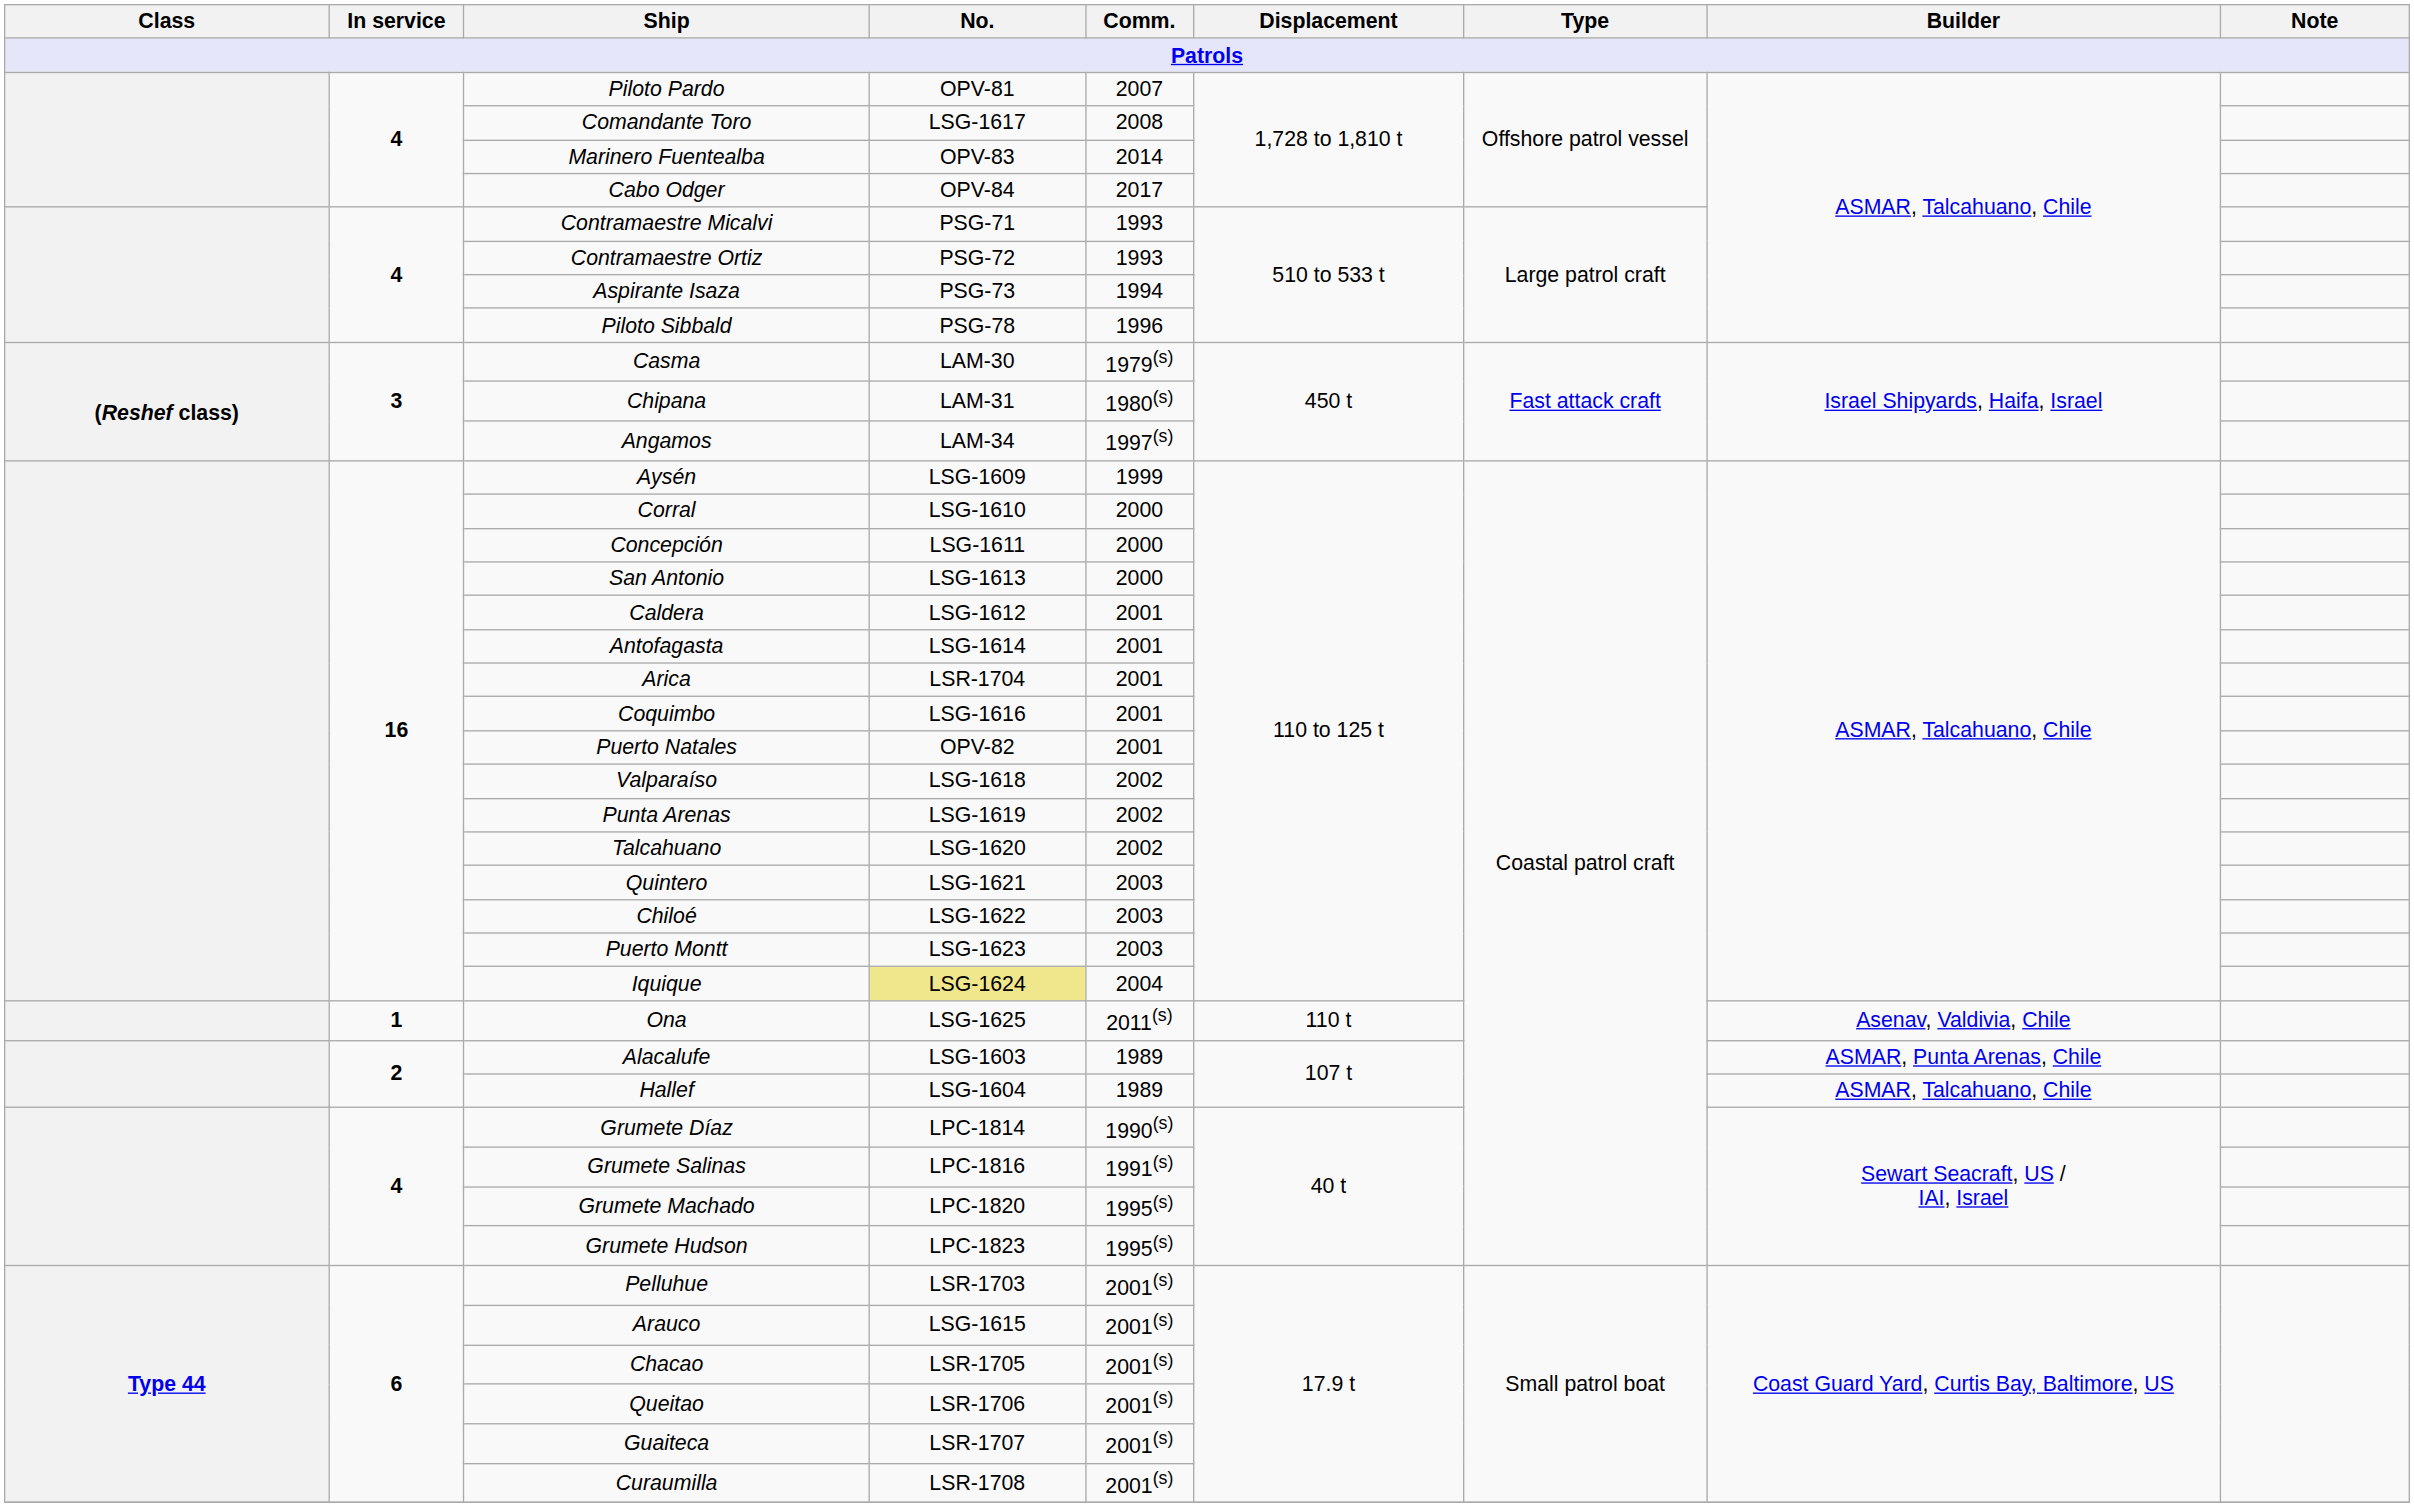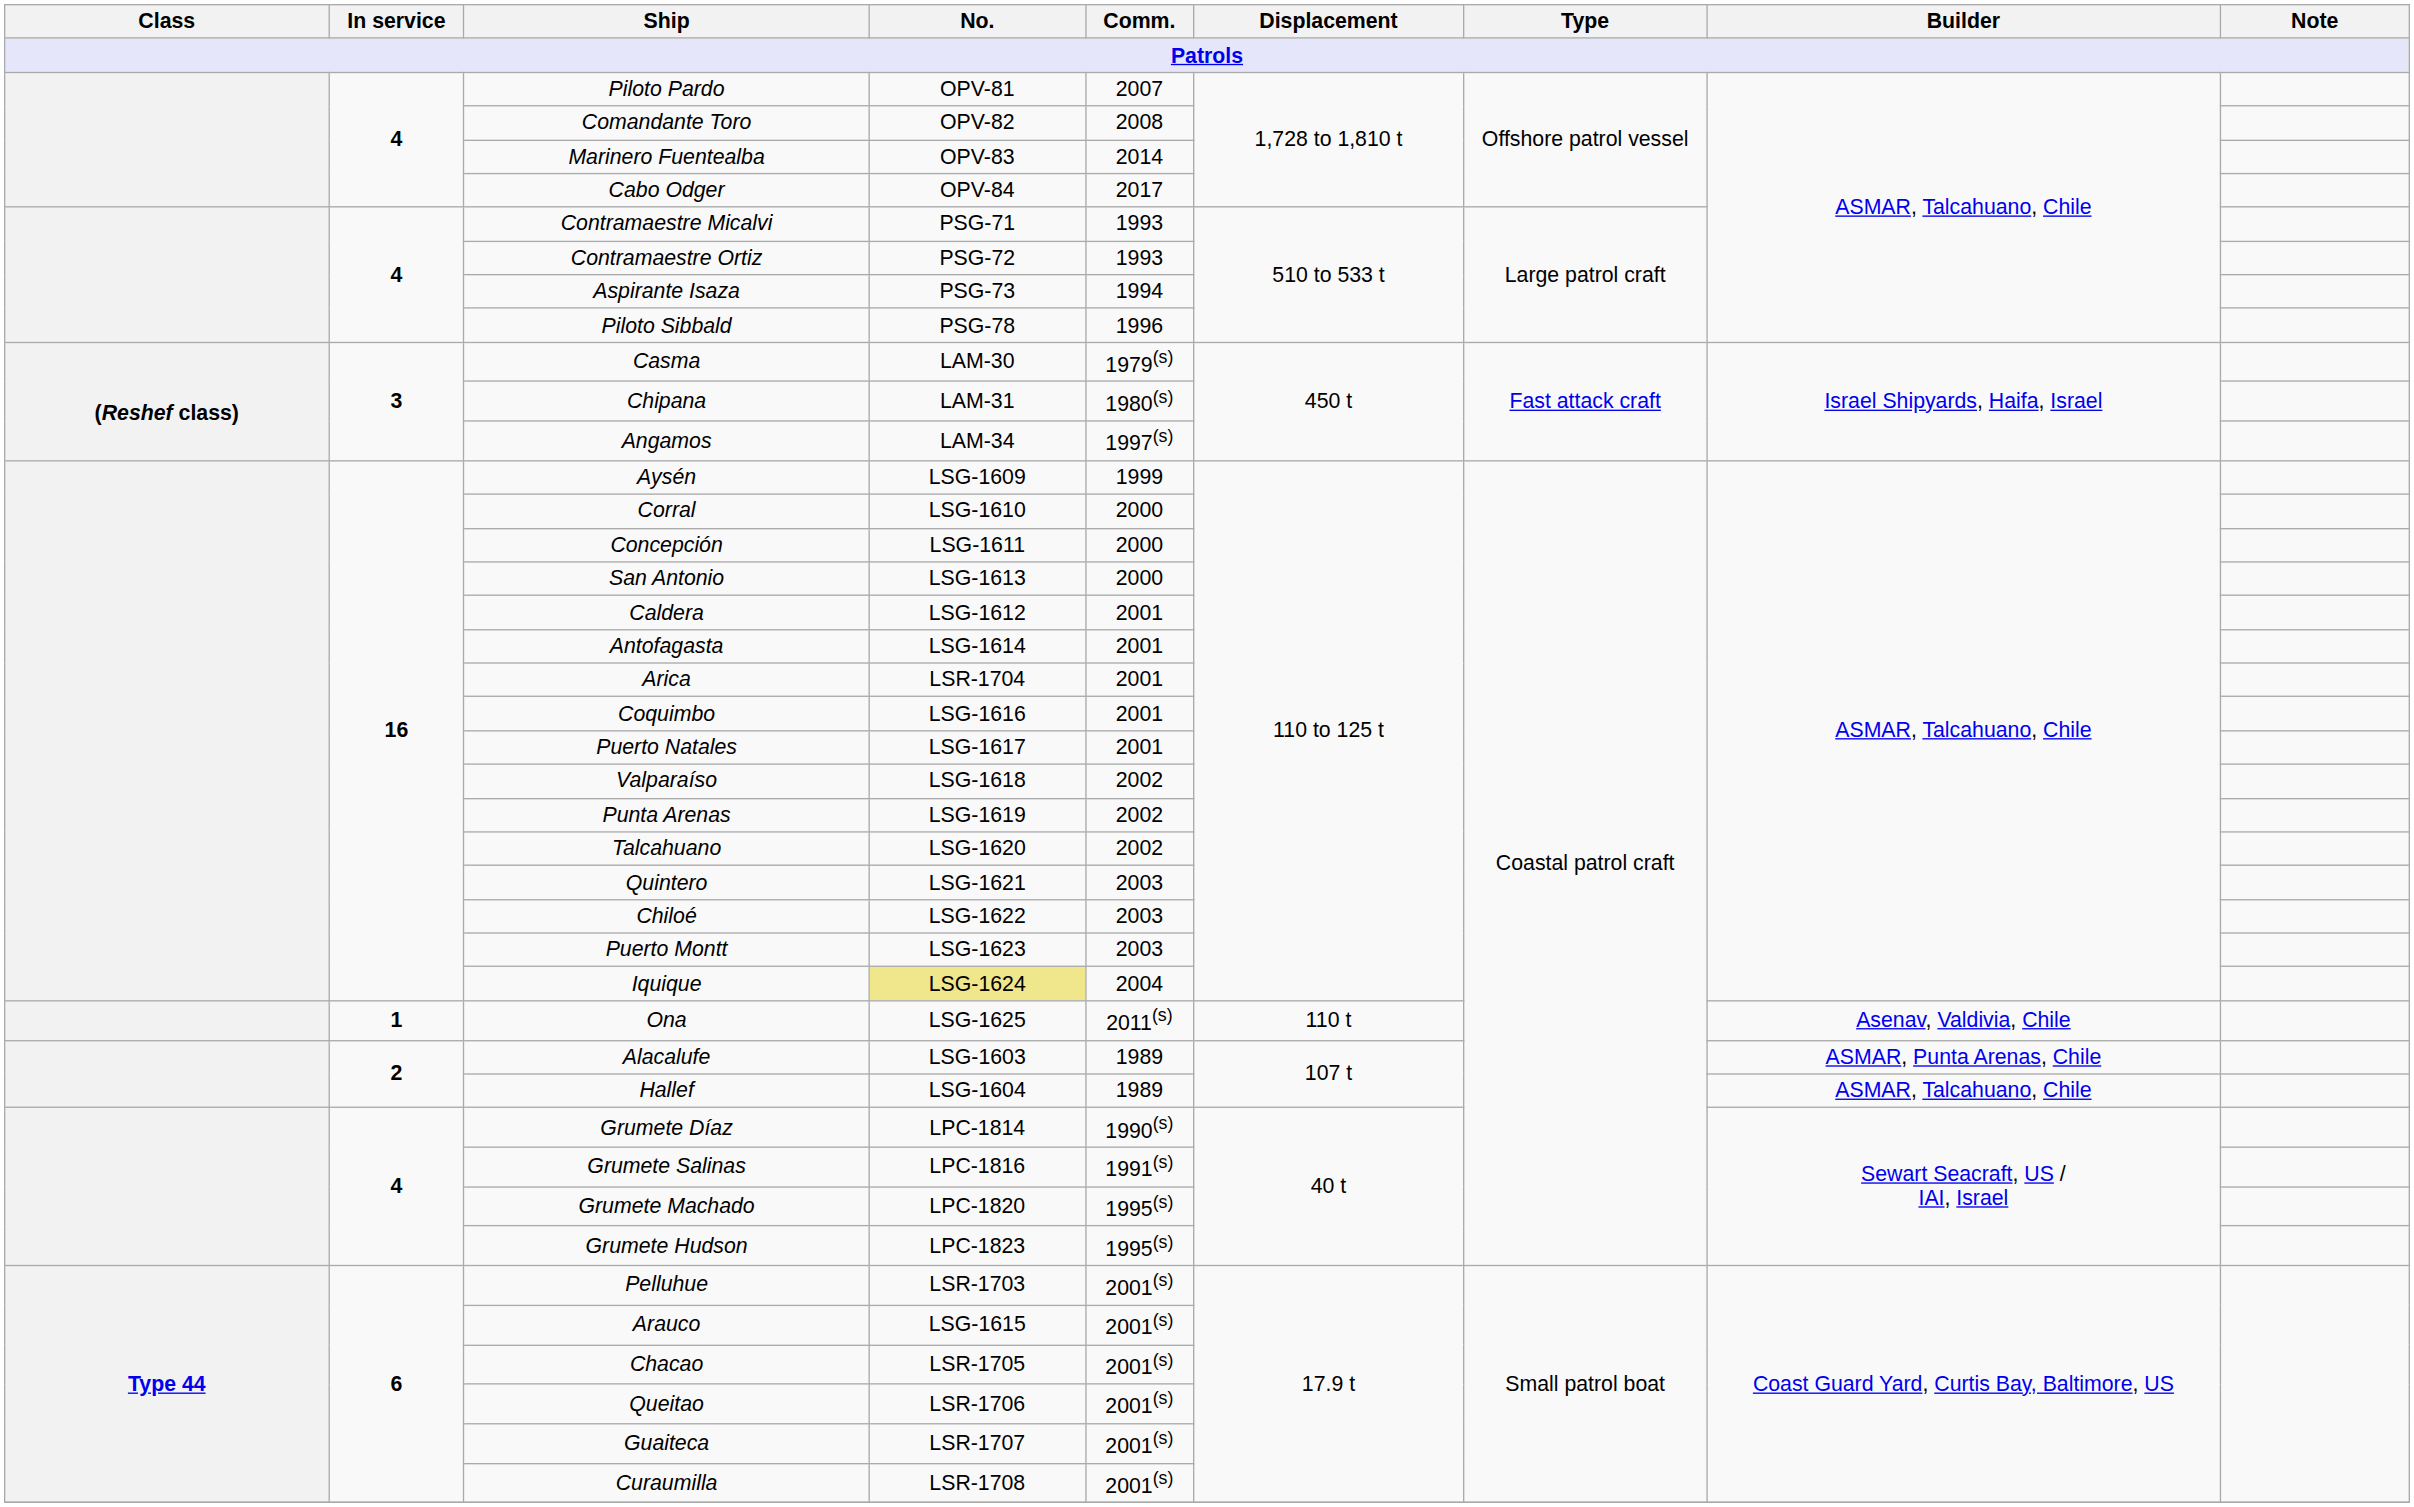(977, 122) LSG-1617 -> (977, 122) OPV-82
(977, 747) OPV-82 -> (977, 747) LSG-1617
